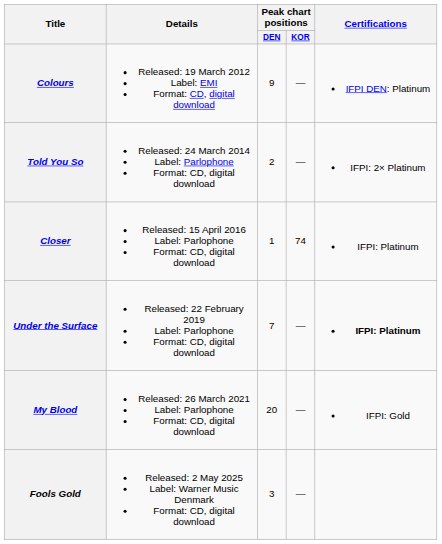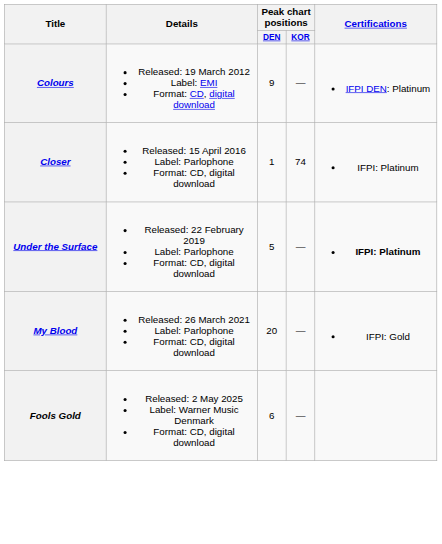- row: (55, 162)
(272, 325) 7 -> (272, 246) 5
(272, 494) 3 -> (272, 415) 6
